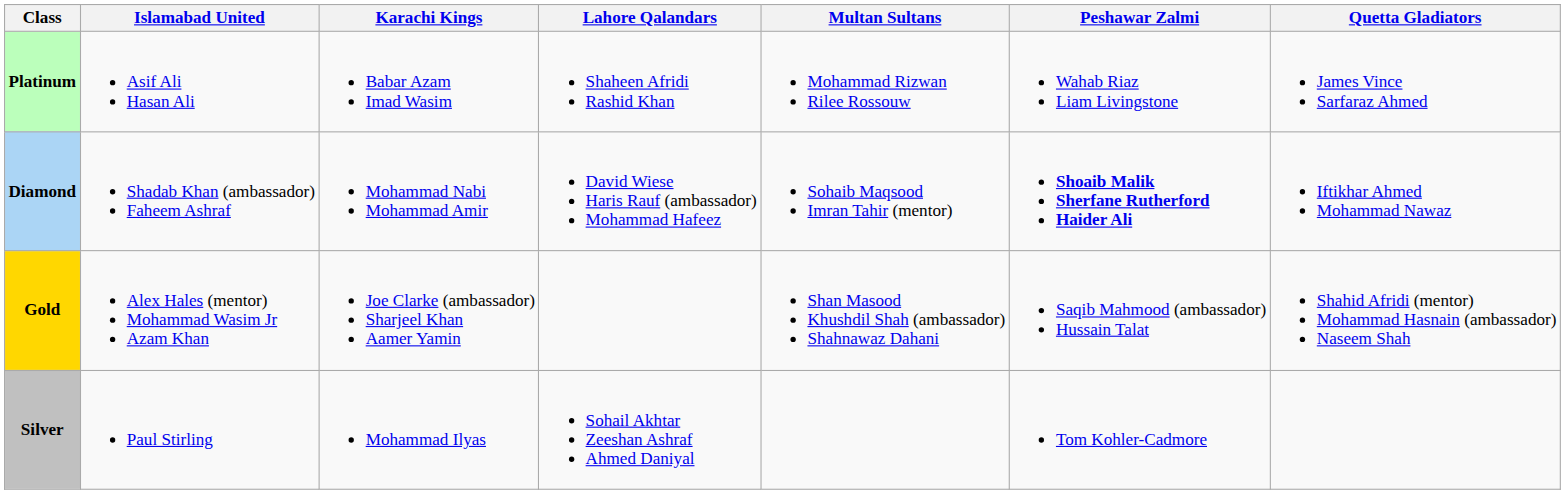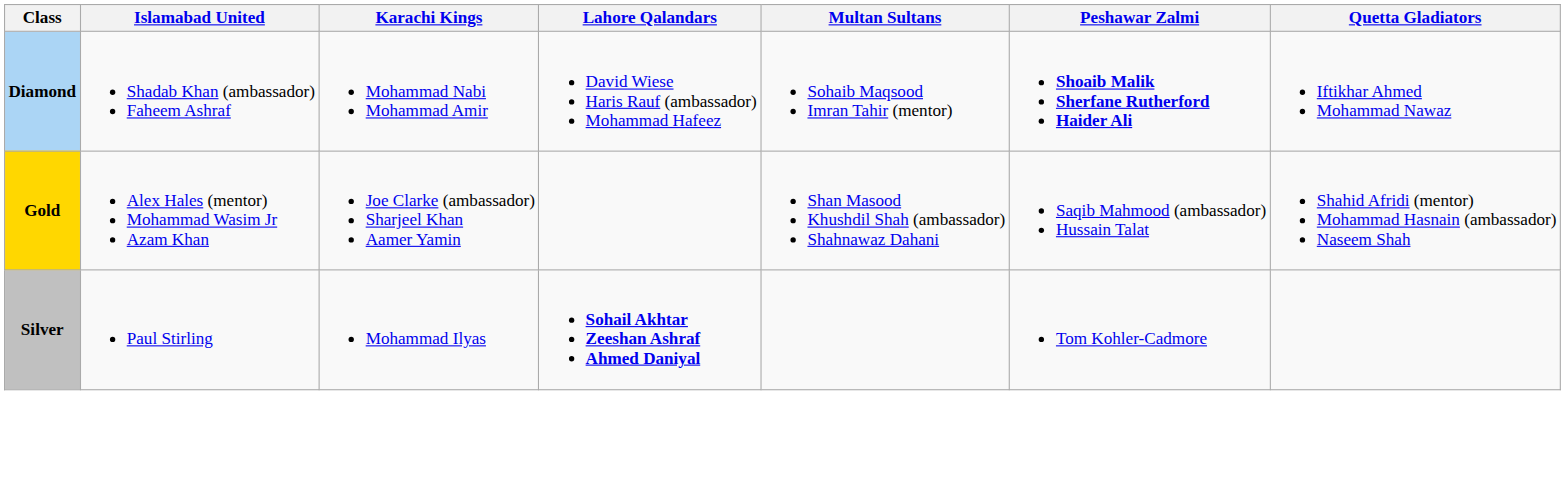- row: (42, 81)
(650, 439) normal -> (650, 339) bold
